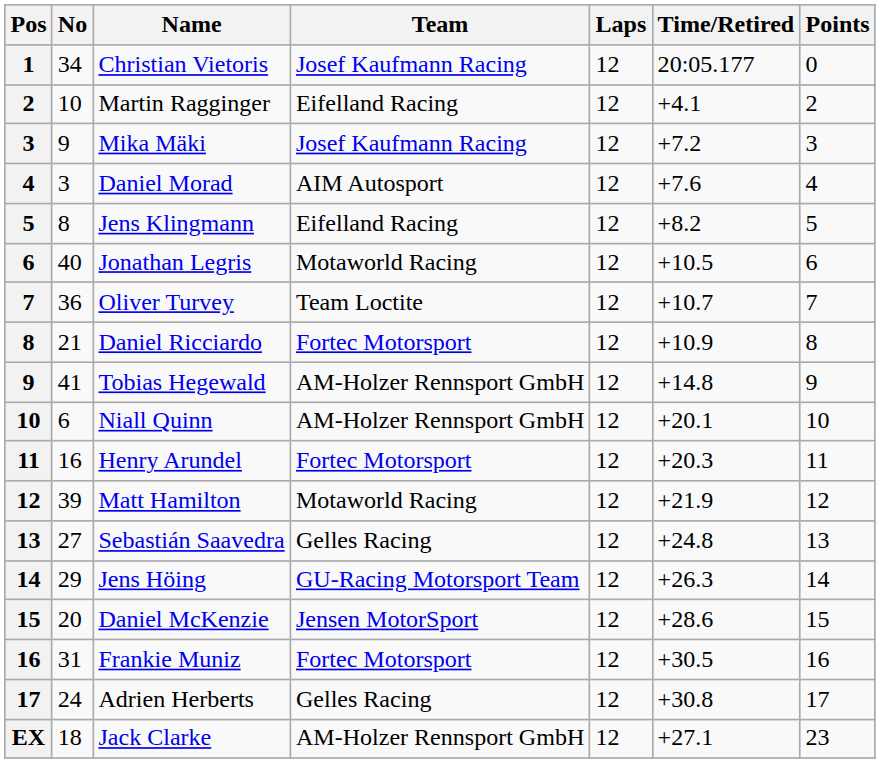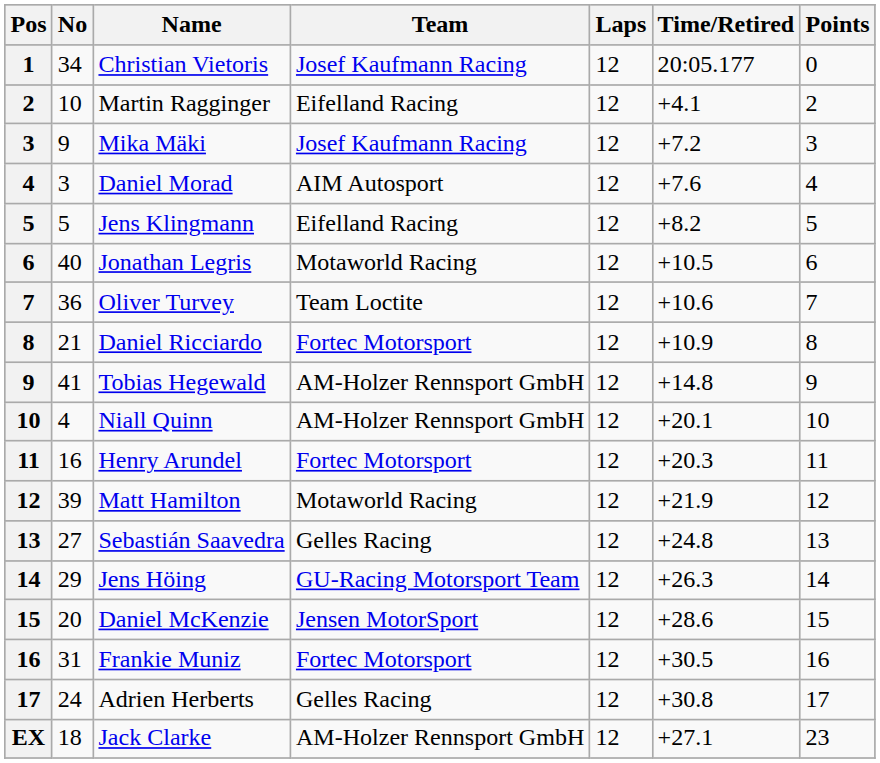(64, 223) 8 -> (64, 223) 5
(685, 302) +10.7 -> (685, 302) +10.6
(64, 421) 6 -> (64, 421) 4
